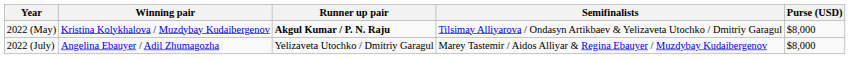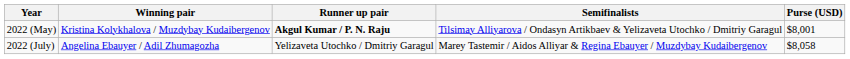(801, 29) $8,000 -> (801, 29) $8,001
(801, 45) $8,000 -> (801, 45) $8,058
